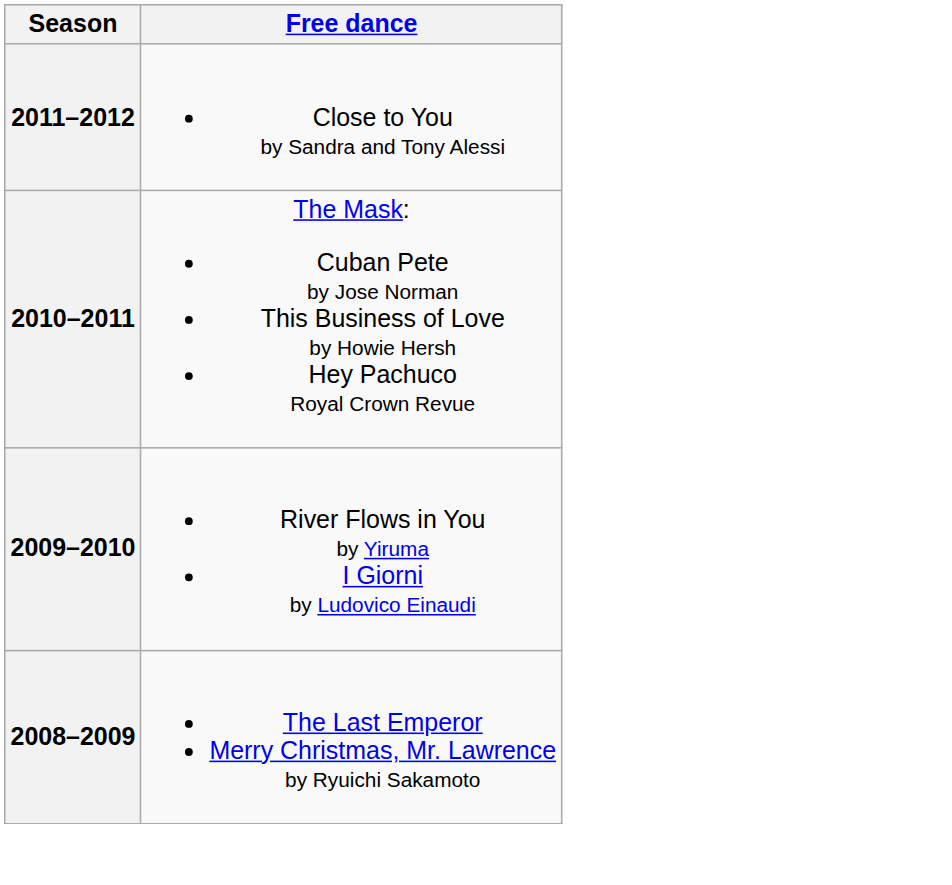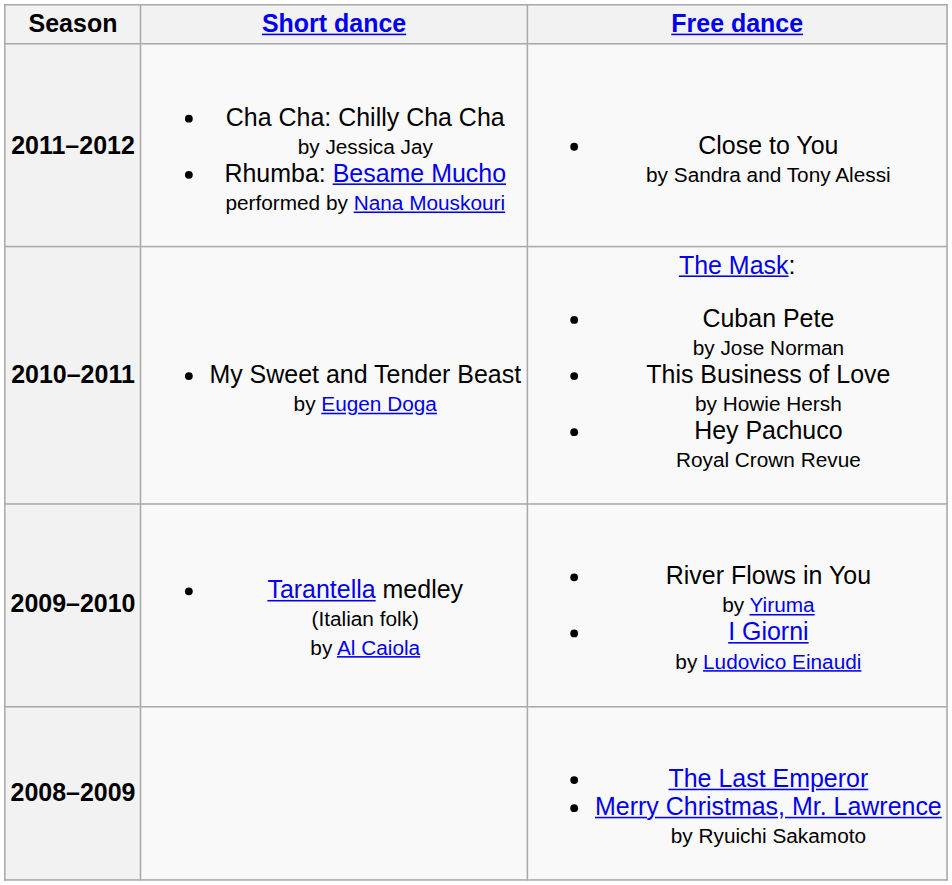+ column: (334, 24)
